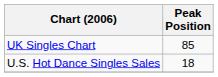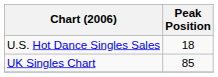rows swapped: (51, 44) <-> (84, 63)
